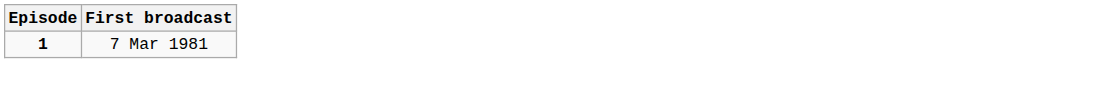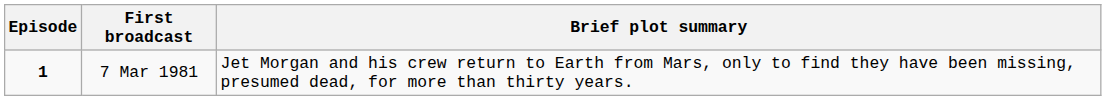+ column: (659, 27)
